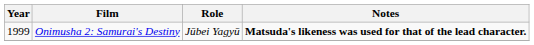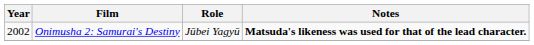(18, 31) 1999 -> (18, 31) 2002
